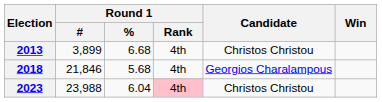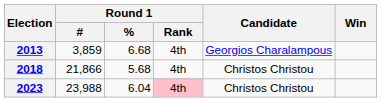(87, 50) 3,899 -> (87, 50) 3,859
(269, 50) Christos Christou -> (269, 50) Georgios Charalampous
(84, 69) 21,846 -> (84, 69) 21,866
(269, 69) Georgios Charalampous -> (269, 69) Christos Christou
